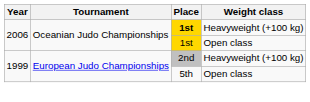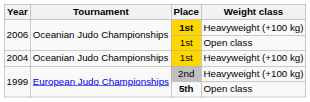+ row: (17, 58)
(186, 74) normal -> (186, 89) bold
